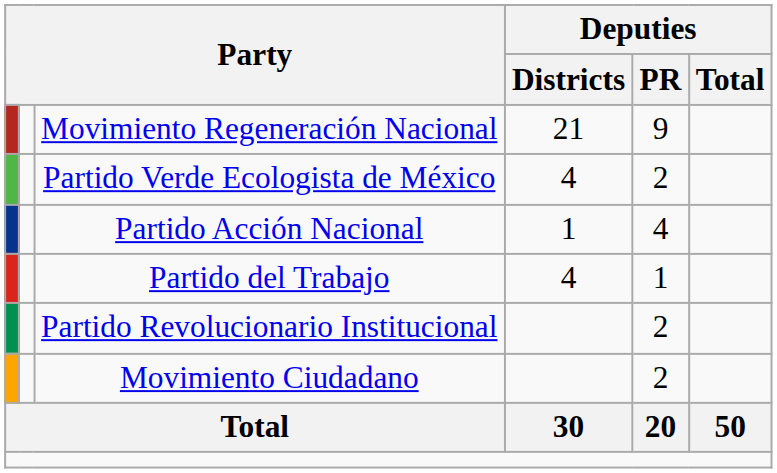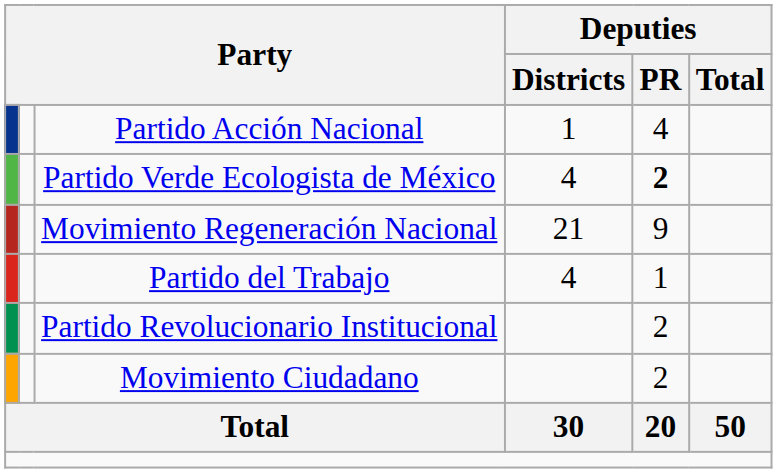rows swapped: (269, 128) <-> (269, 228)
(660, 178) normal -> (660, 178) bold
